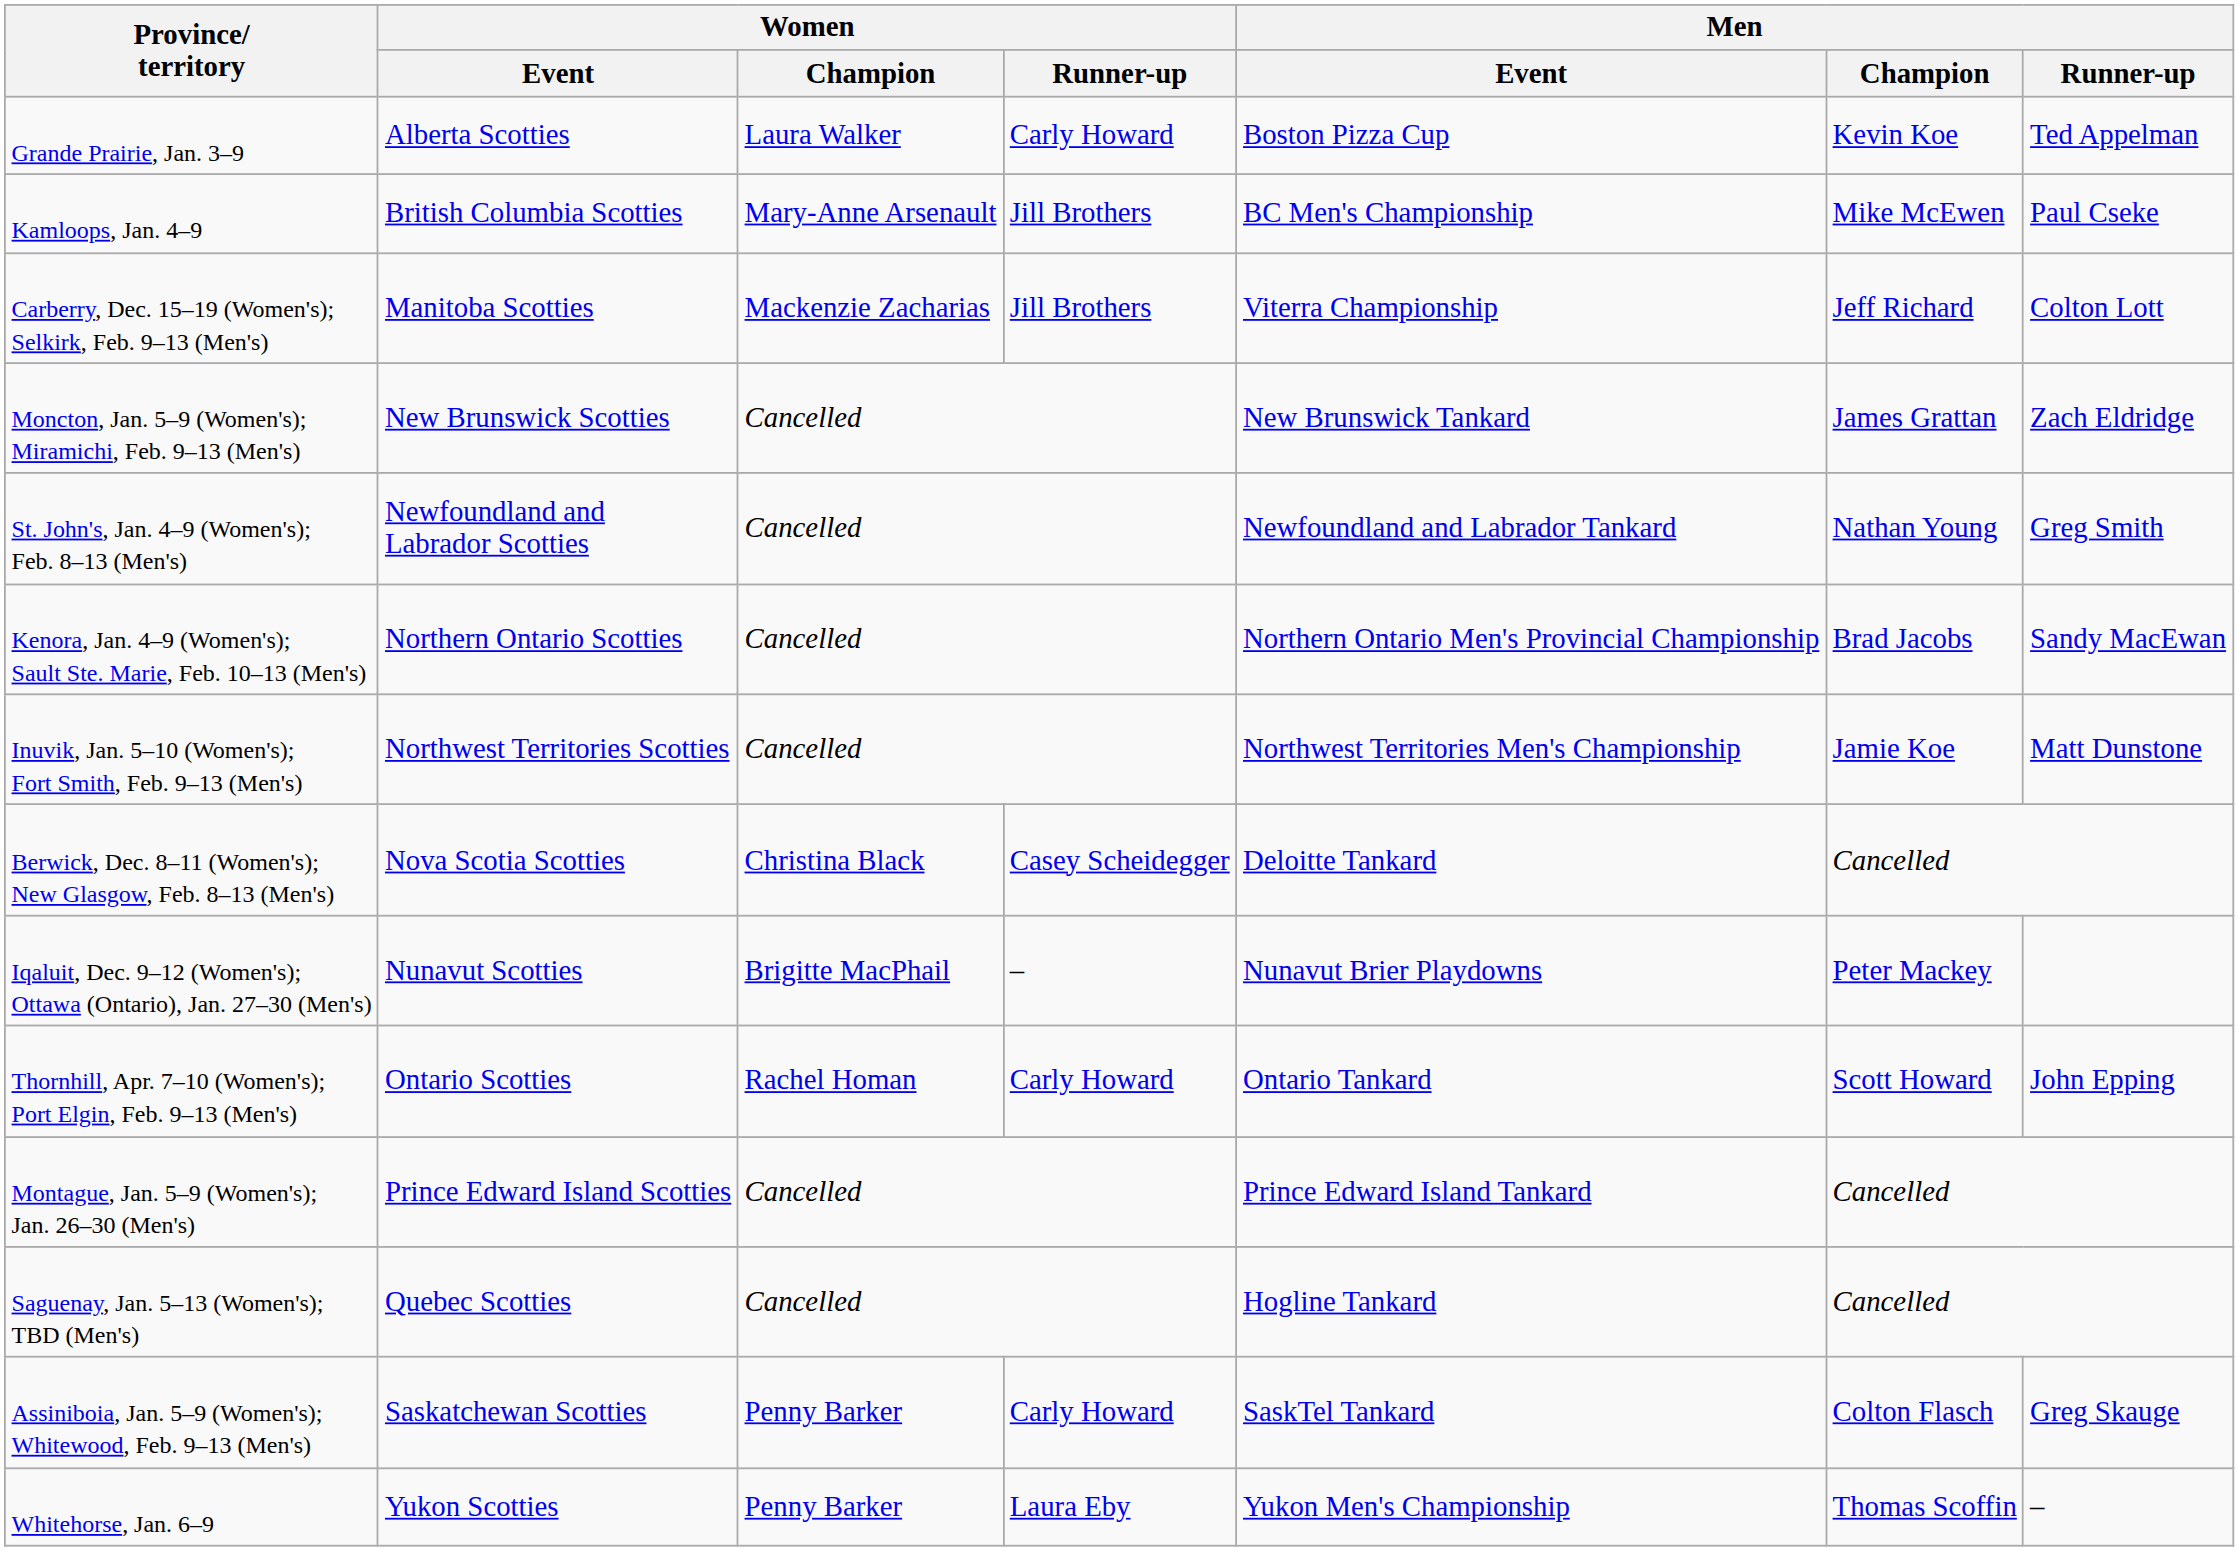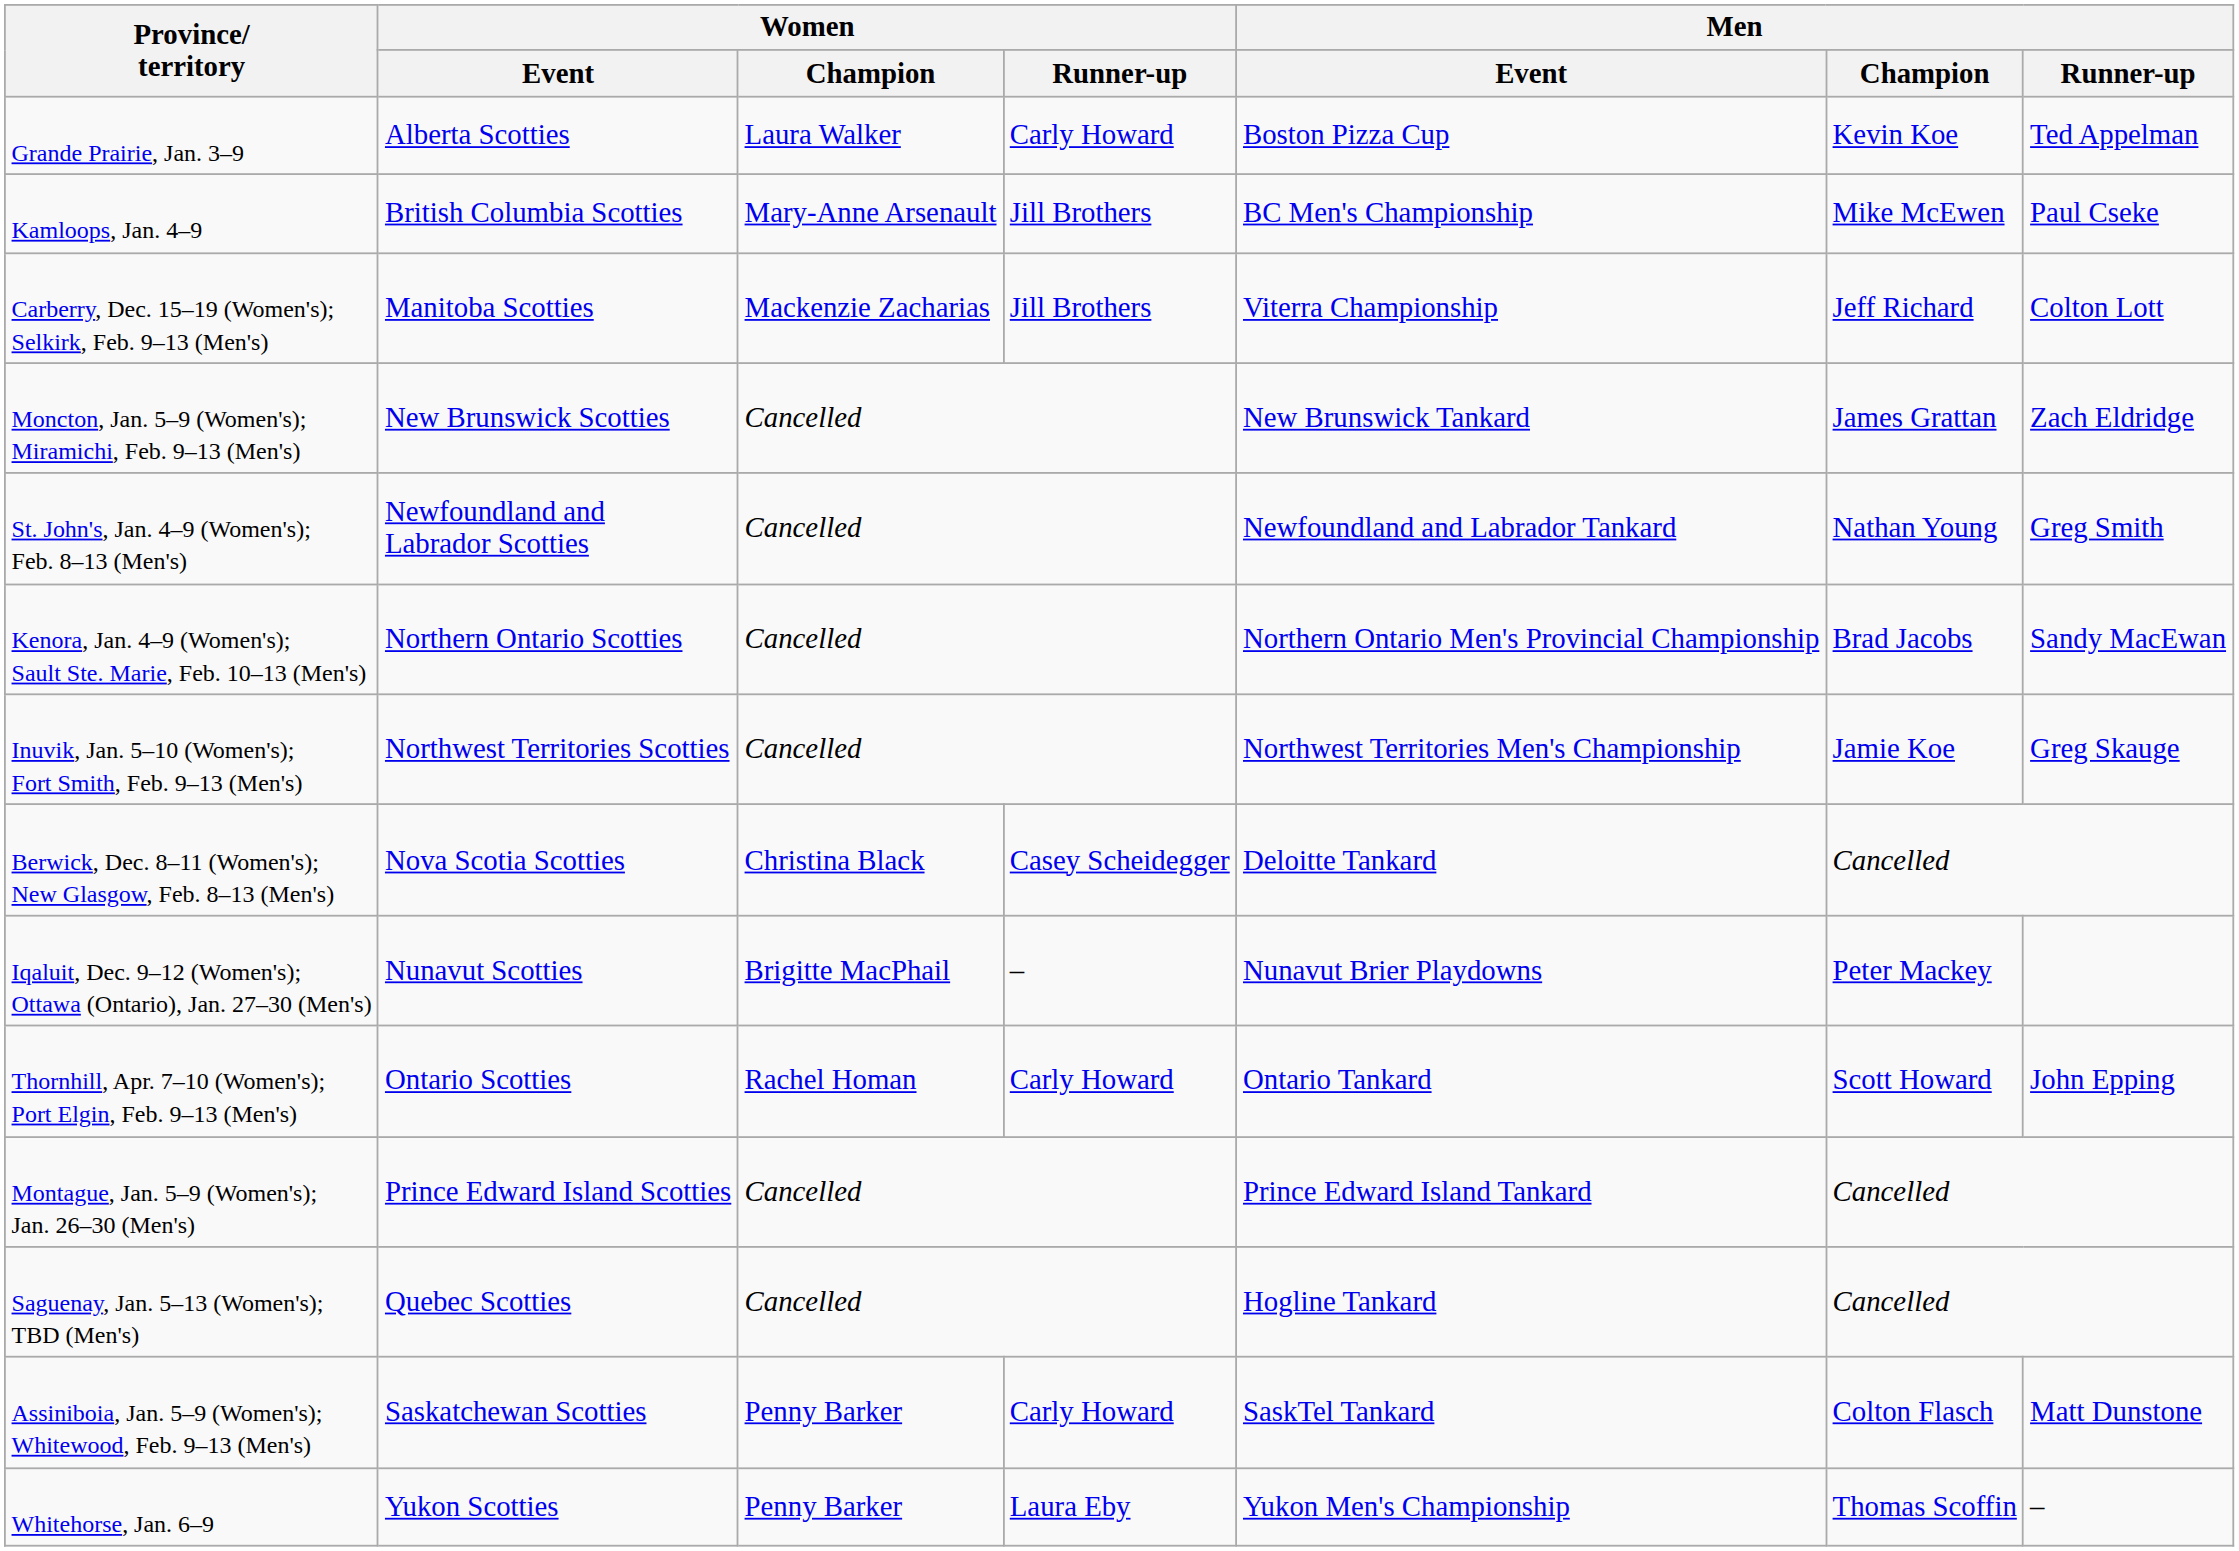(2116, 749) Matt Dunstone -> (2105, 749) Greg Skauge
(2105, 1411) Greg Skauge -> (2116, 1411) Matt Dunstone
